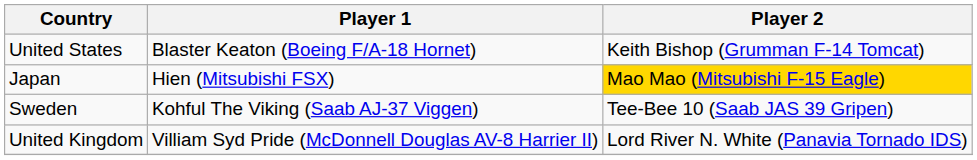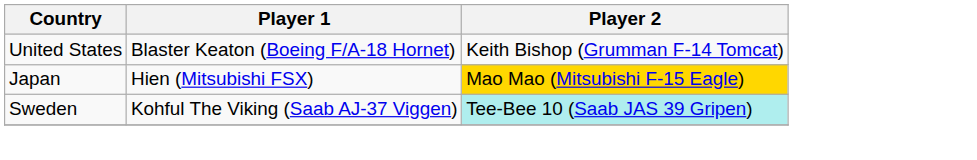(750, 109) no background -> (609, 109) paleturquoise background
- row: (76, 139)
